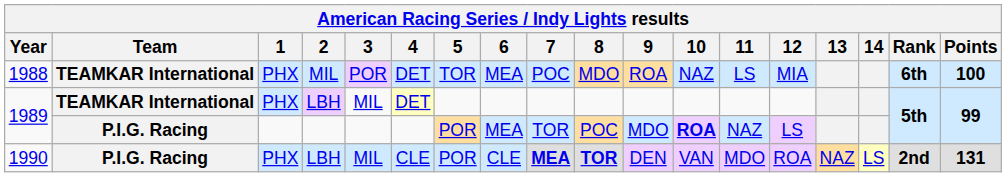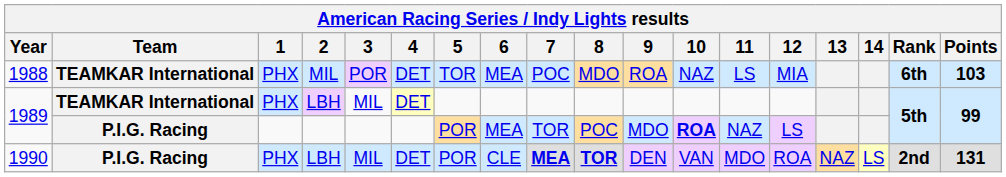(971, 74) 100 -> (971, 74) 103
(413, 158) CLE -> (413, 158) DET
